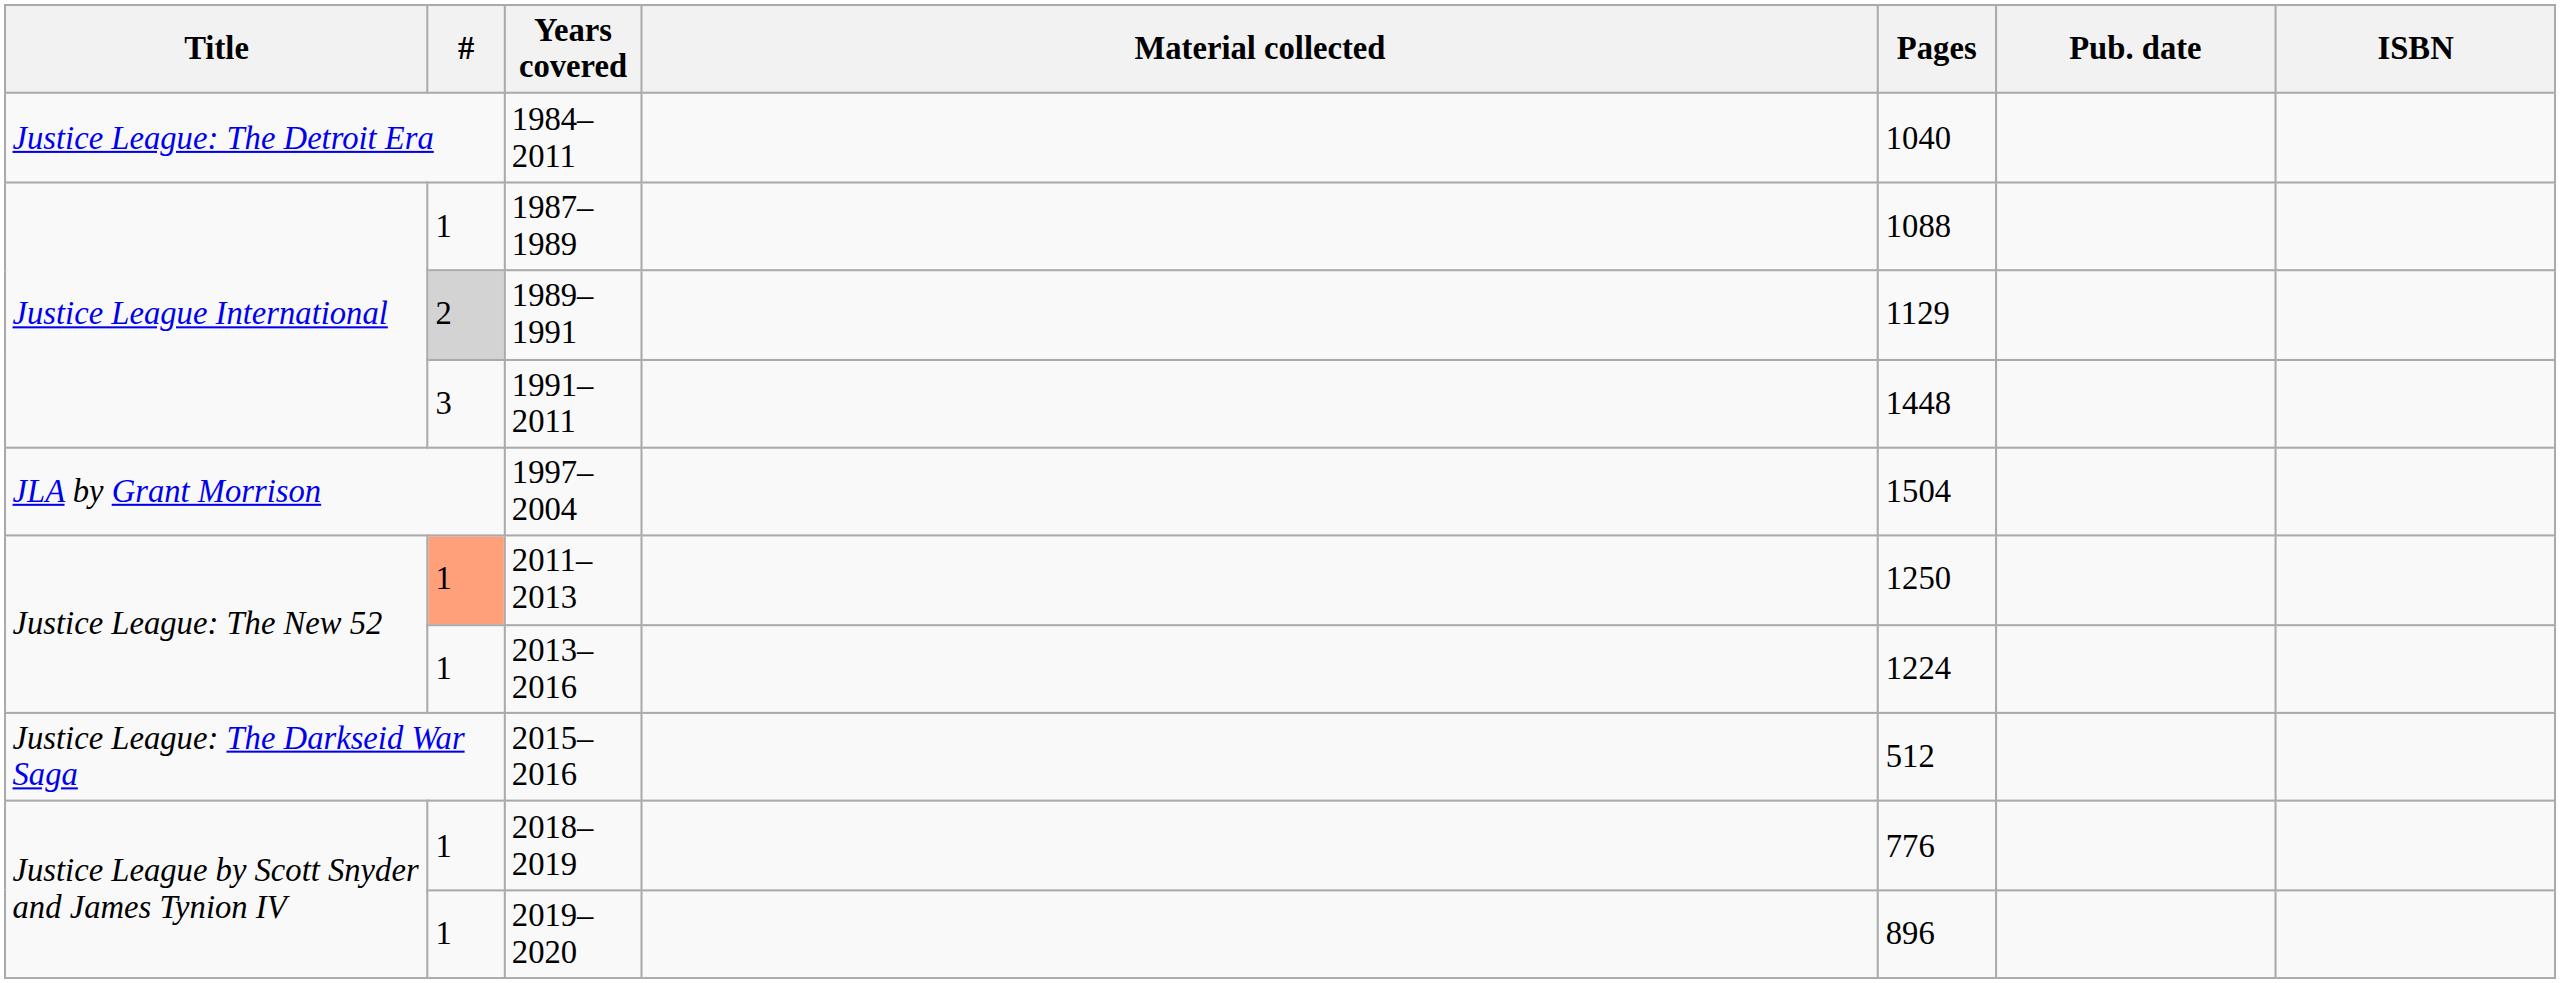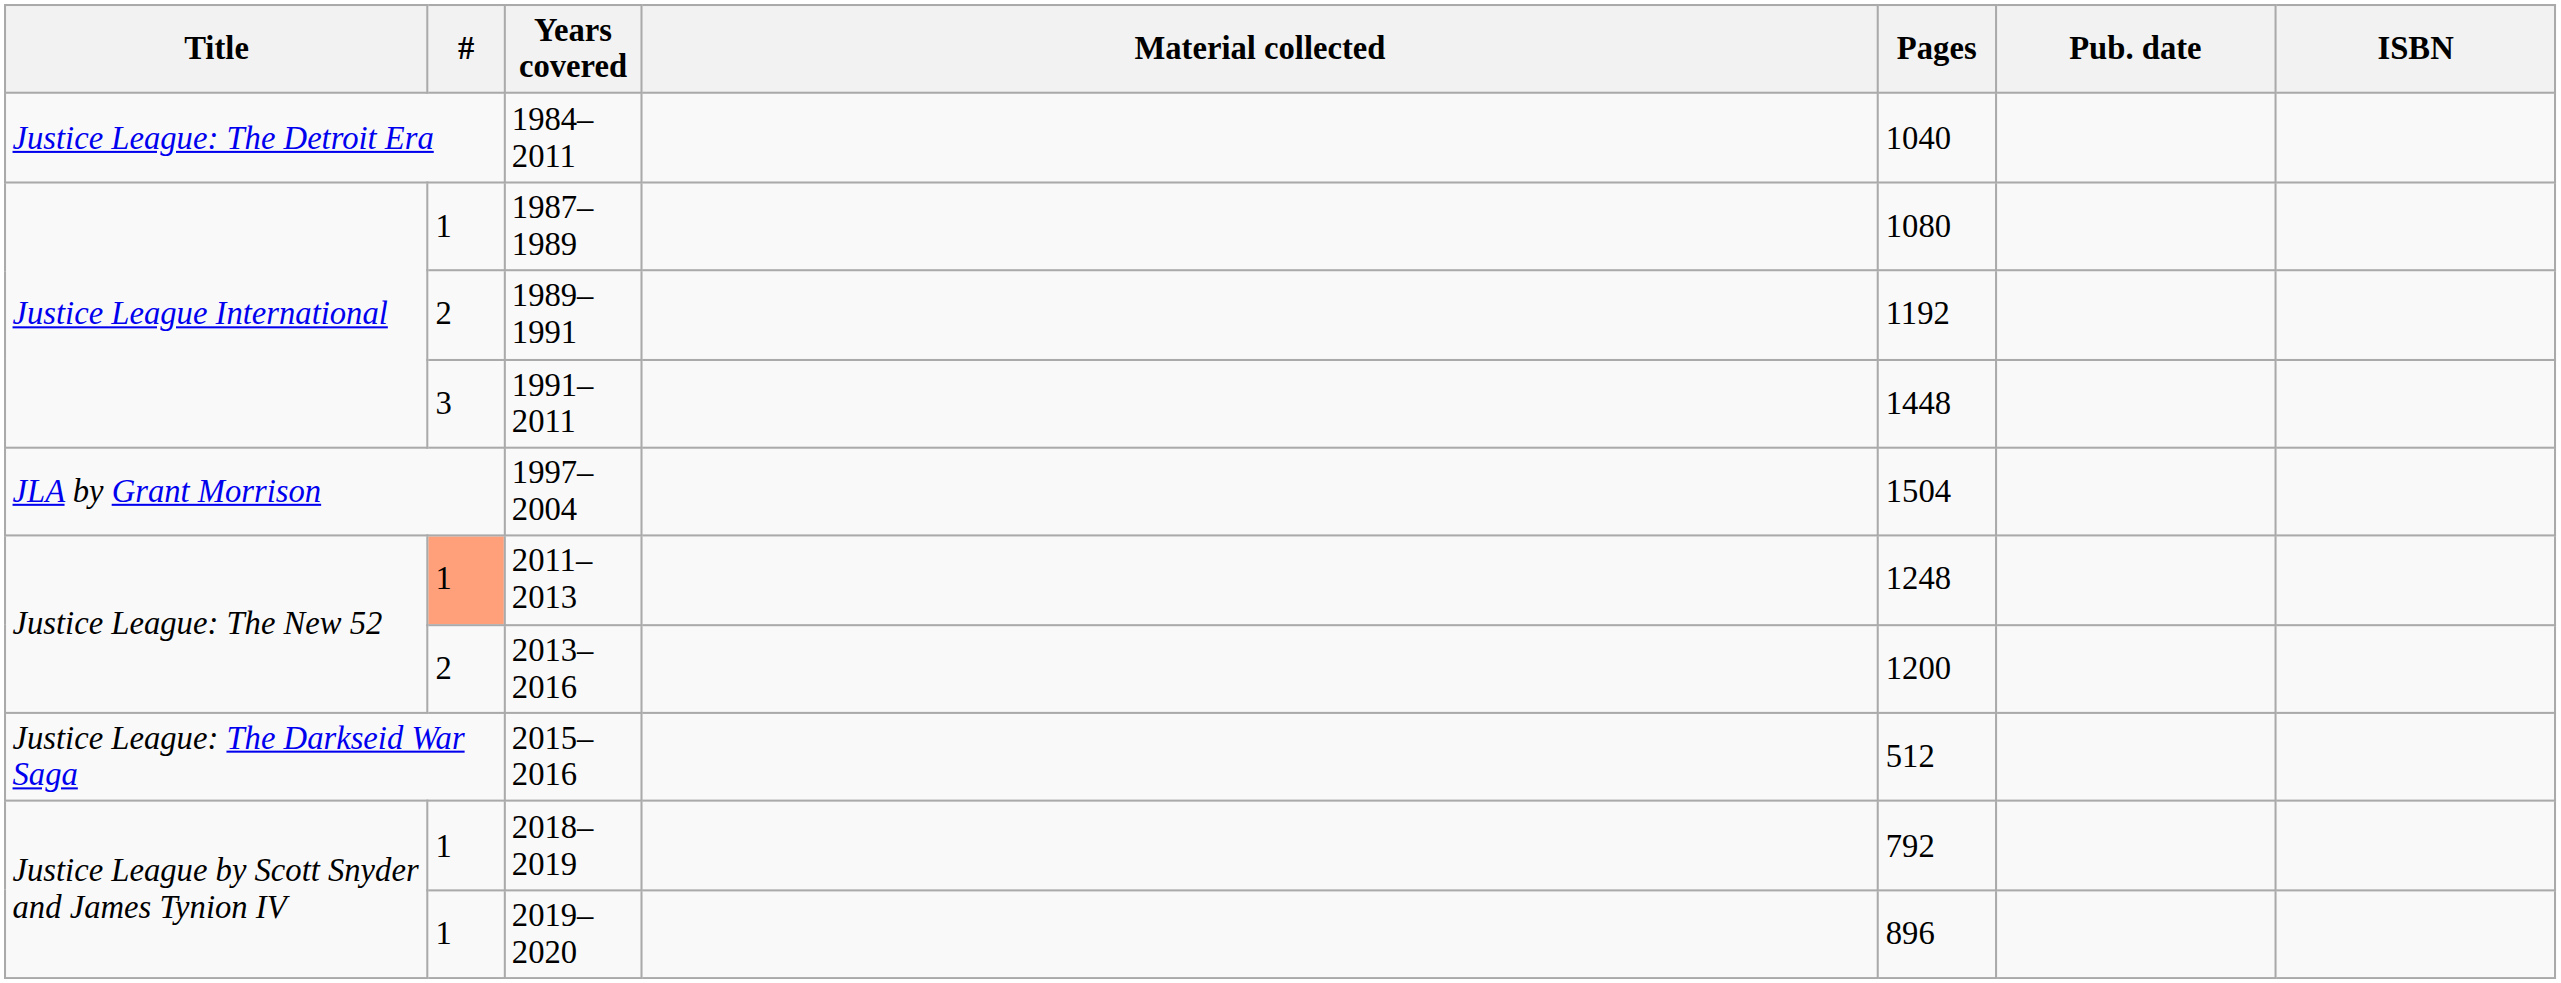(1918, 225) 1088 -> (1918, 225) 1080
(444, 314) lightgrey background -> (444, 314) no background
(1918, 314) 1129 -> (1918, 314) 1192
(1918, 579) 1250 -> (1918, 579) 1248
(444, 668) 1 -> (444, 668) 2
(1918, 668) 1224 -> (1918, 668) 1200
(1910, 845) 776 -> (1910, 845) 792
